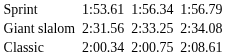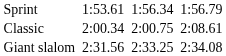rows swapped: (24, 47) <-> (39, 28)
